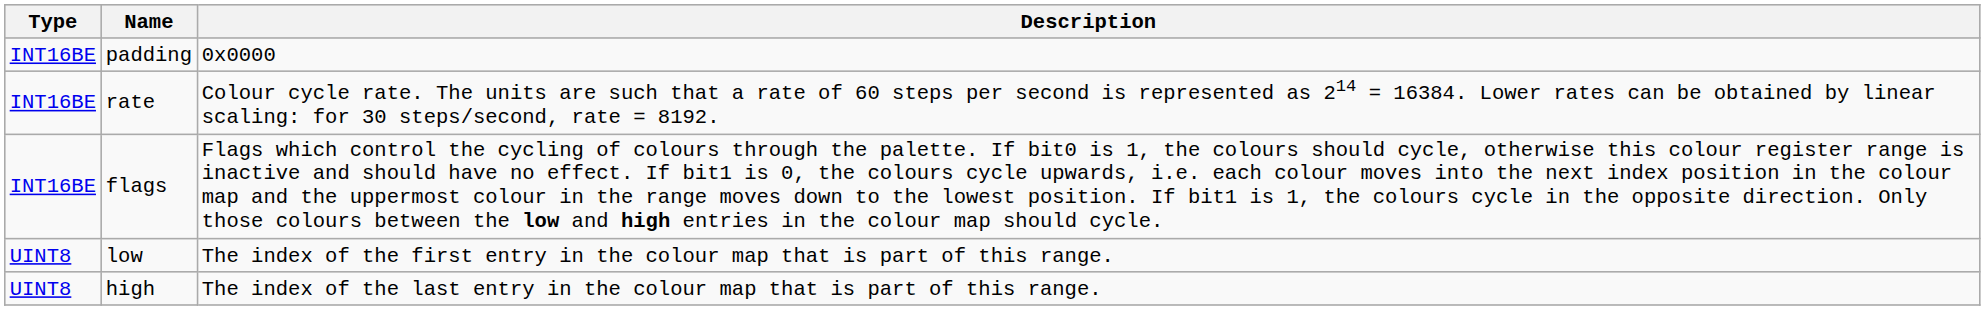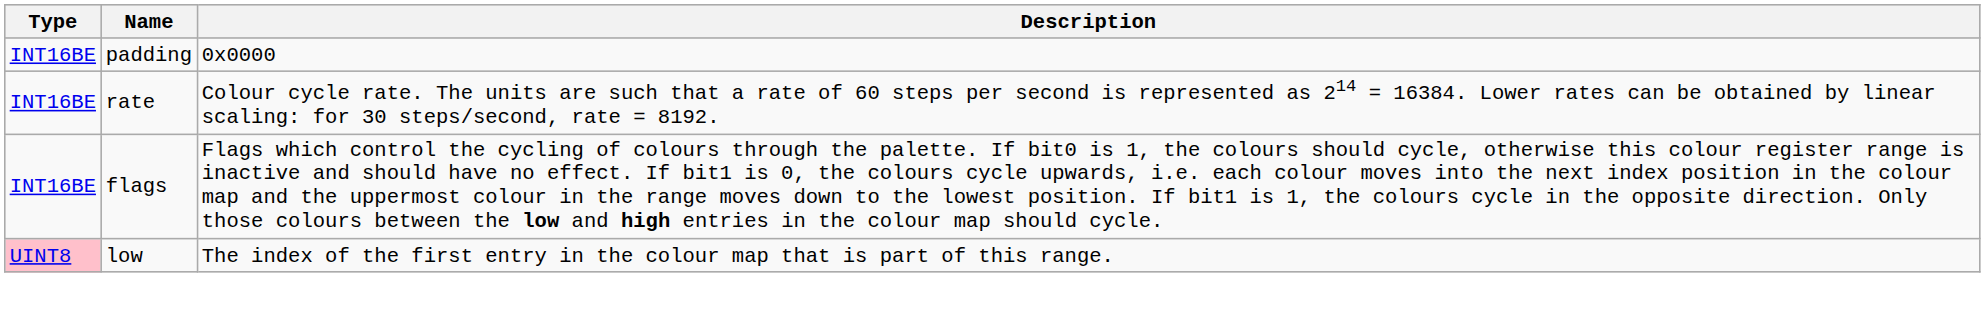(41, 255) no background -> (41, 255) pink background
- row: (130, 289)
